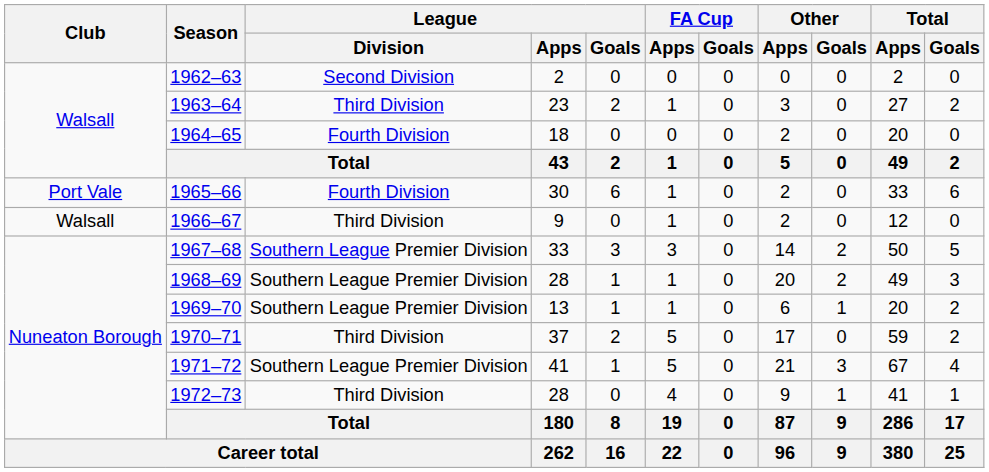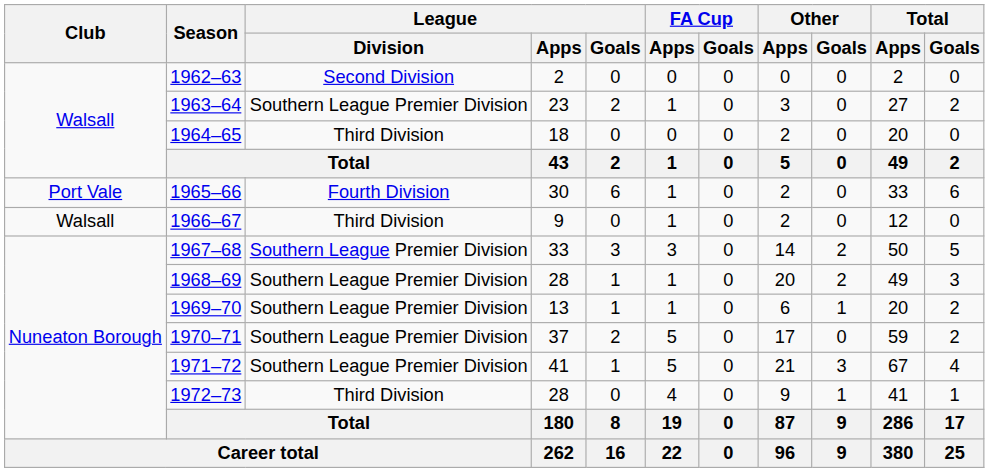(389, 105) Third Division -> (389, 105) Southern League Premier Division
(389, 134) Fourth Division -> (389, 134) Third Division
(389, 337) Third Division -> (389, 337) Southern League Premier Division
